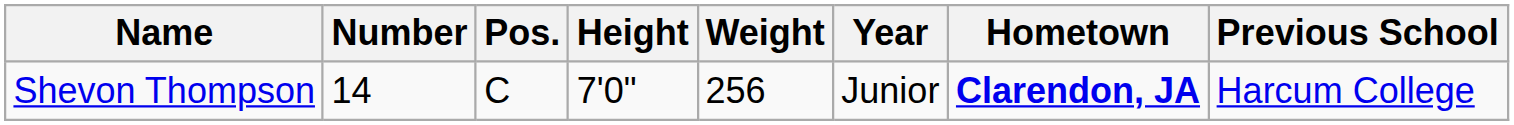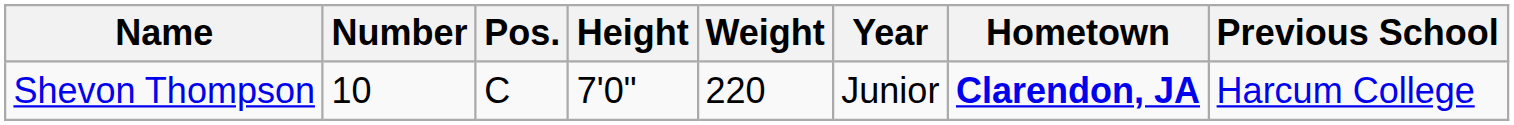(352, 90) 14 -> (352, 90) 10
(735, 90) 256 -> (735, 90) 220
